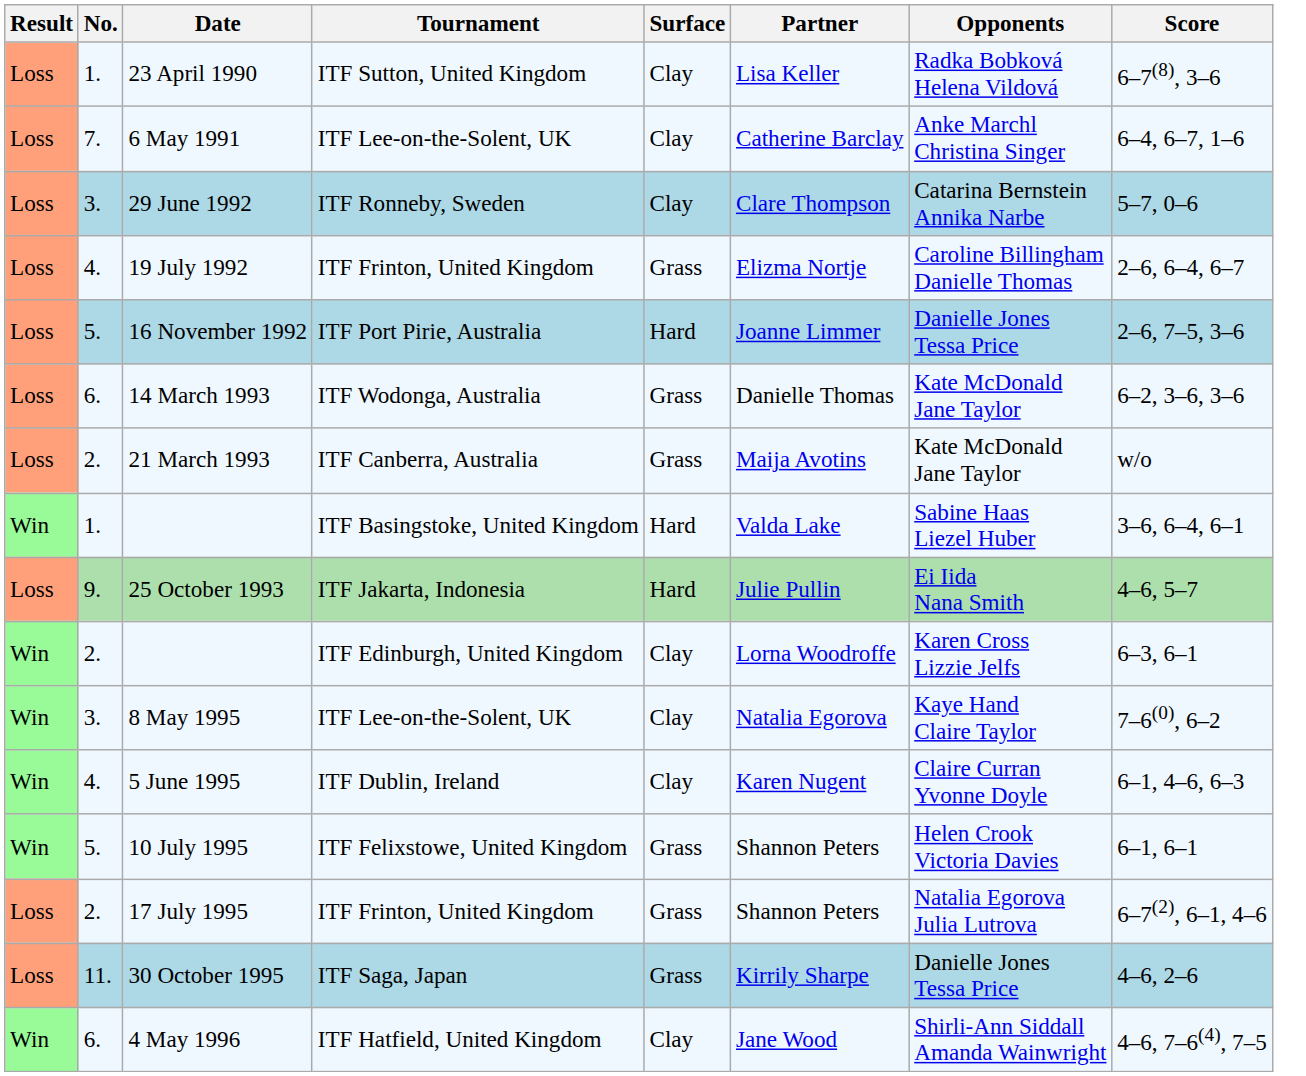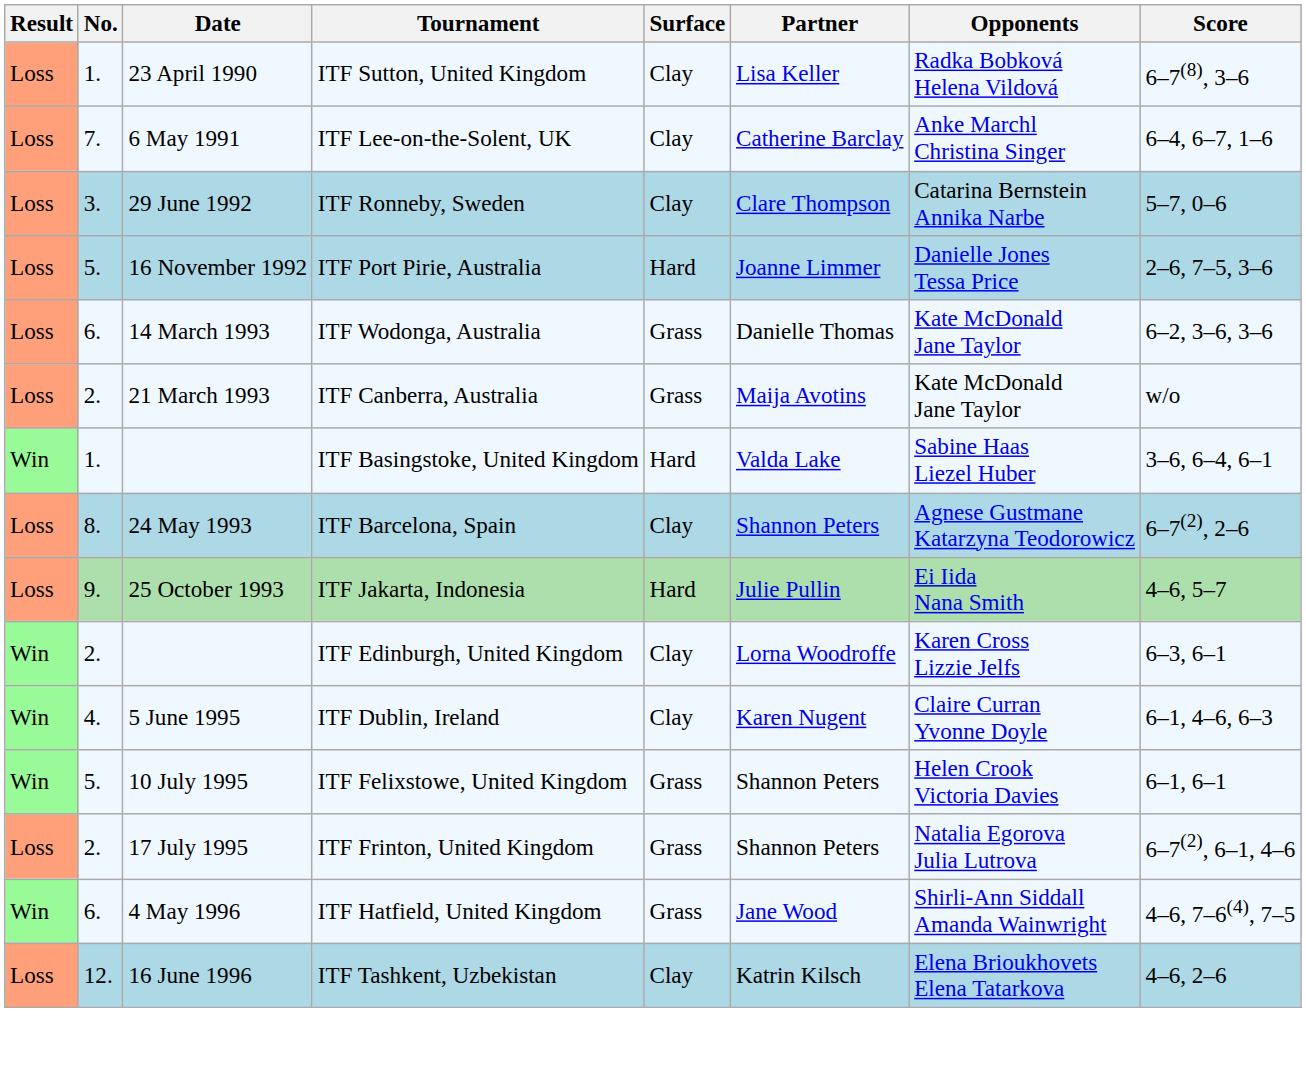- row: (188, 266)
+ row: (190, 524)
- row: (184, 717)
- row: (206, 974)
(671, 1038) Clay -> (676, 910) Grass
+ row: (190, 974)
